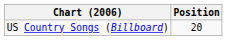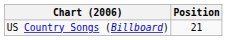(197, 28) 20 -> (197, 28) 21
